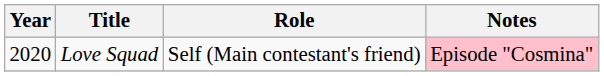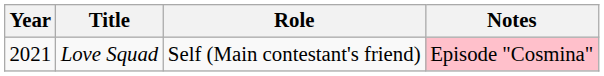(30, 53) 2020 -> (30, 53) 2021
